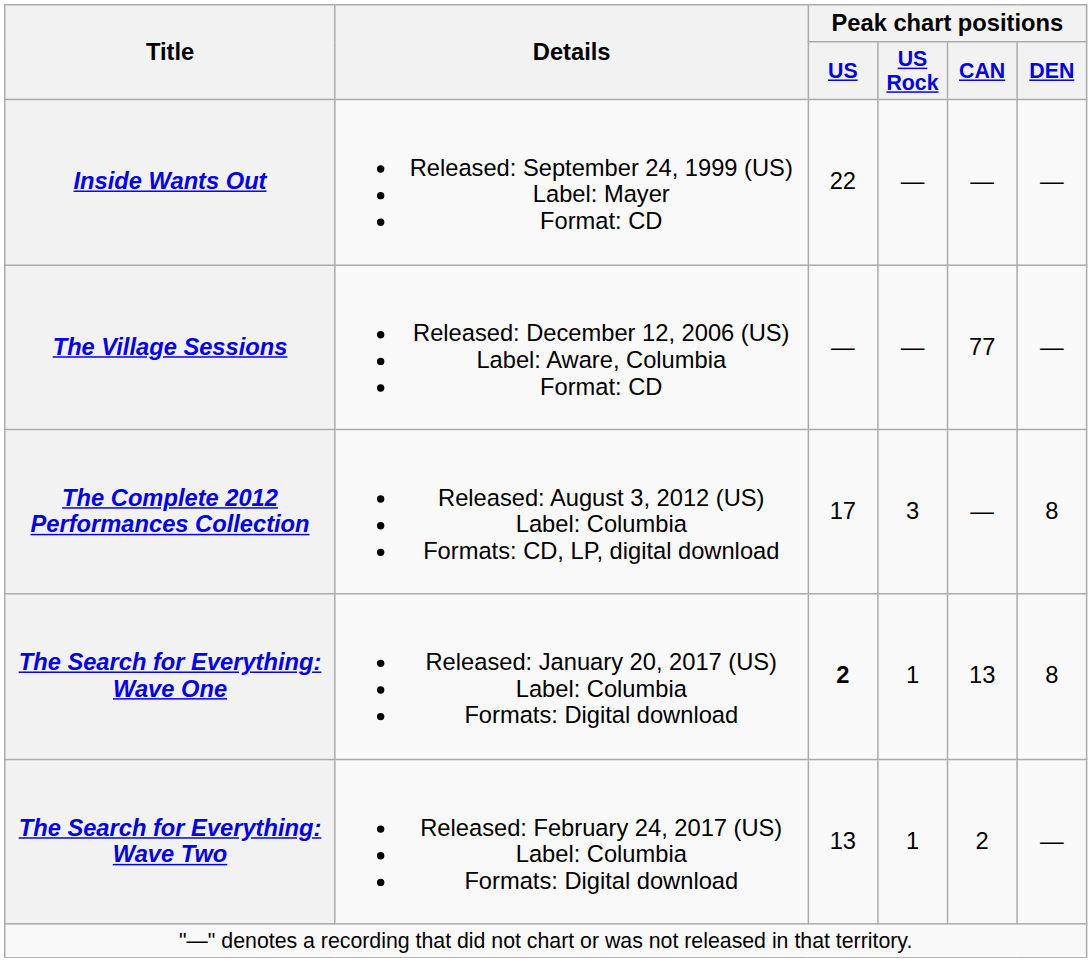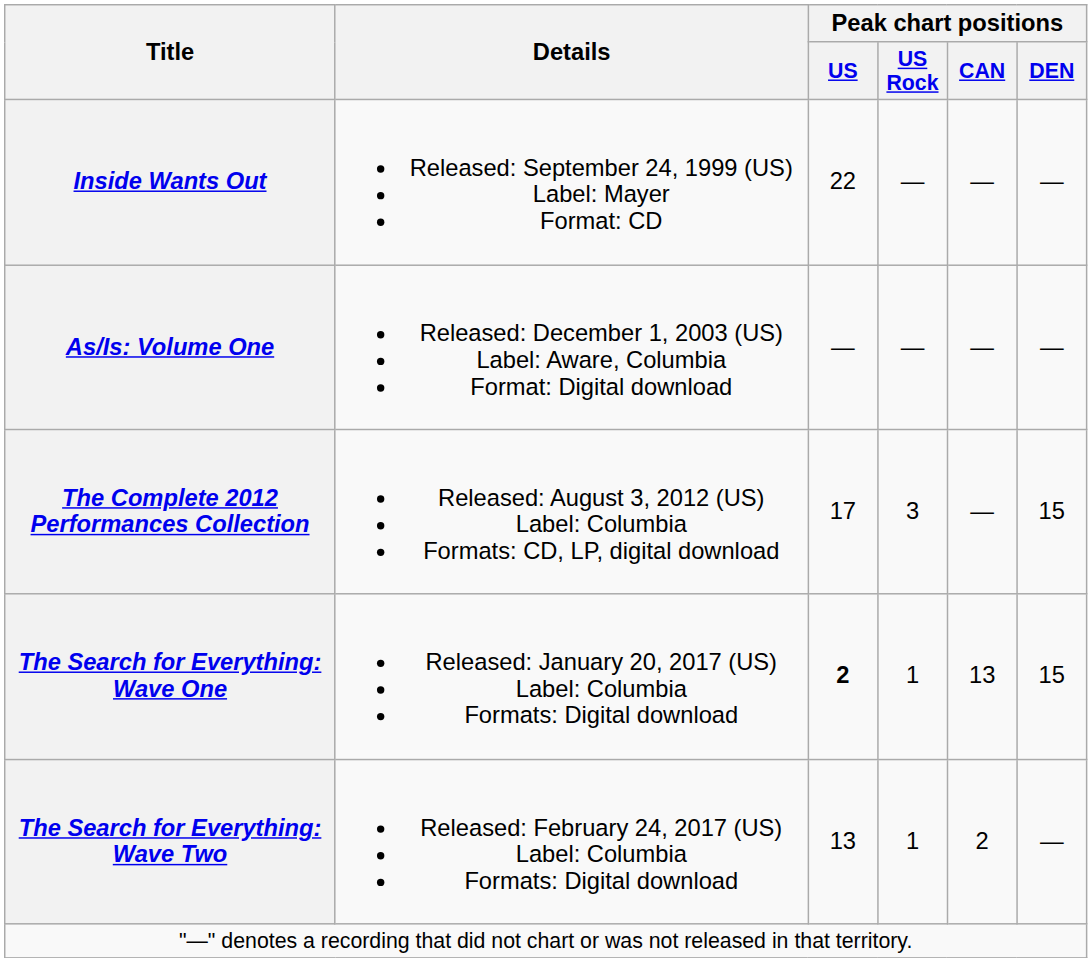+ row: (170, 346)
- row: (170, 346)
(1052, 511) 8 -> (1052, 511) 15
(1052, 676) 8 -> (1052, 676) 15
